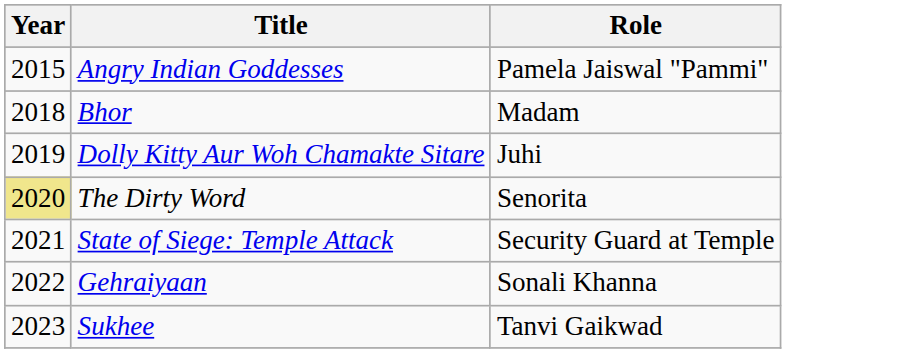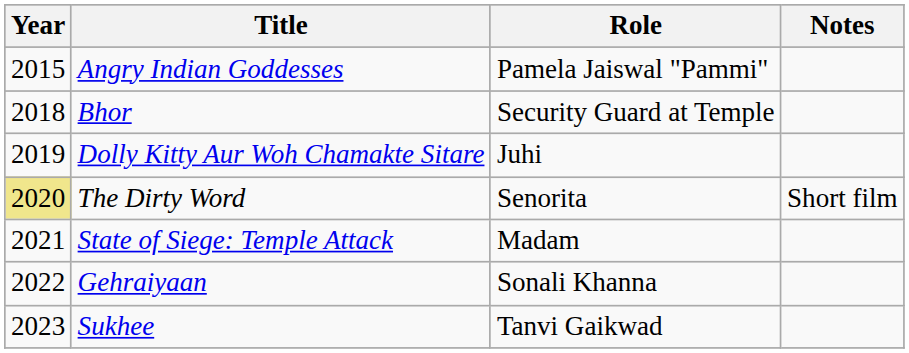+ column: (842, 25)
(538, 111) Madam -> (636, 111) Security Guard at Temple
(636, 240) Security Guard at Temple -> (538, 240) Madam
